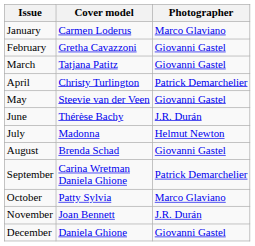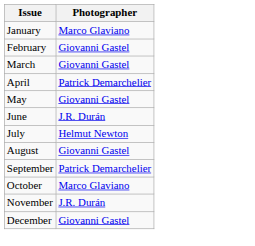- column: (104, 13)
